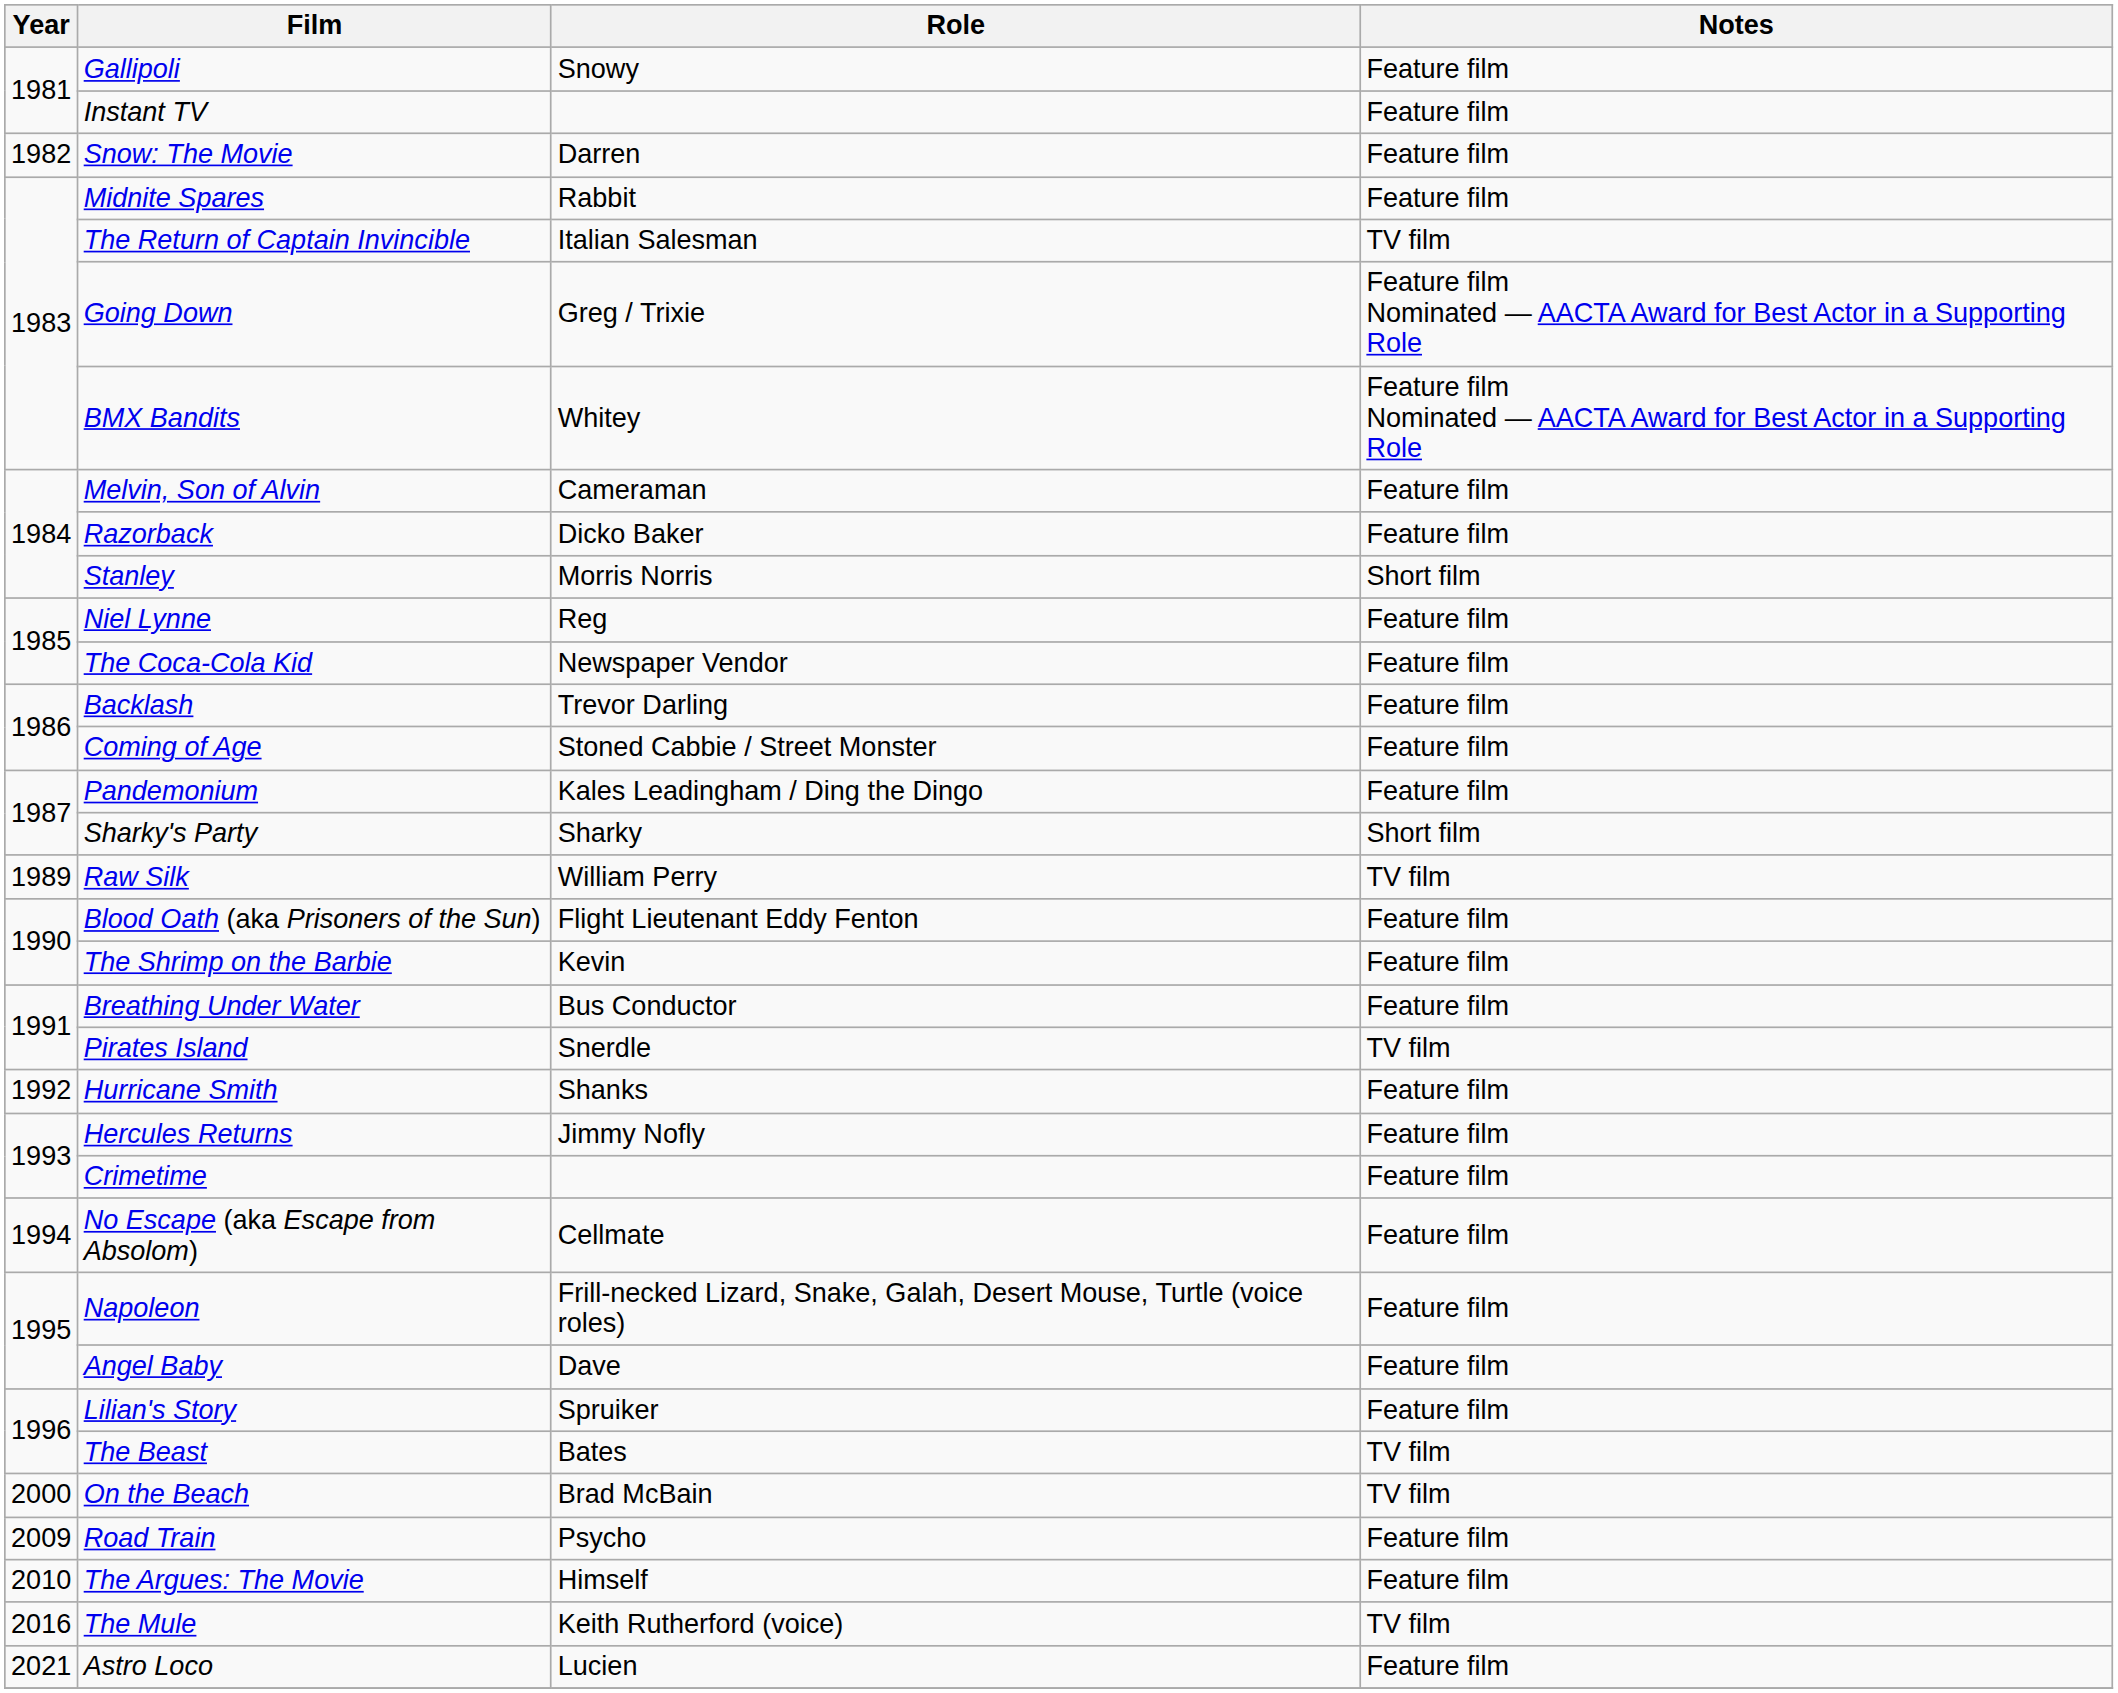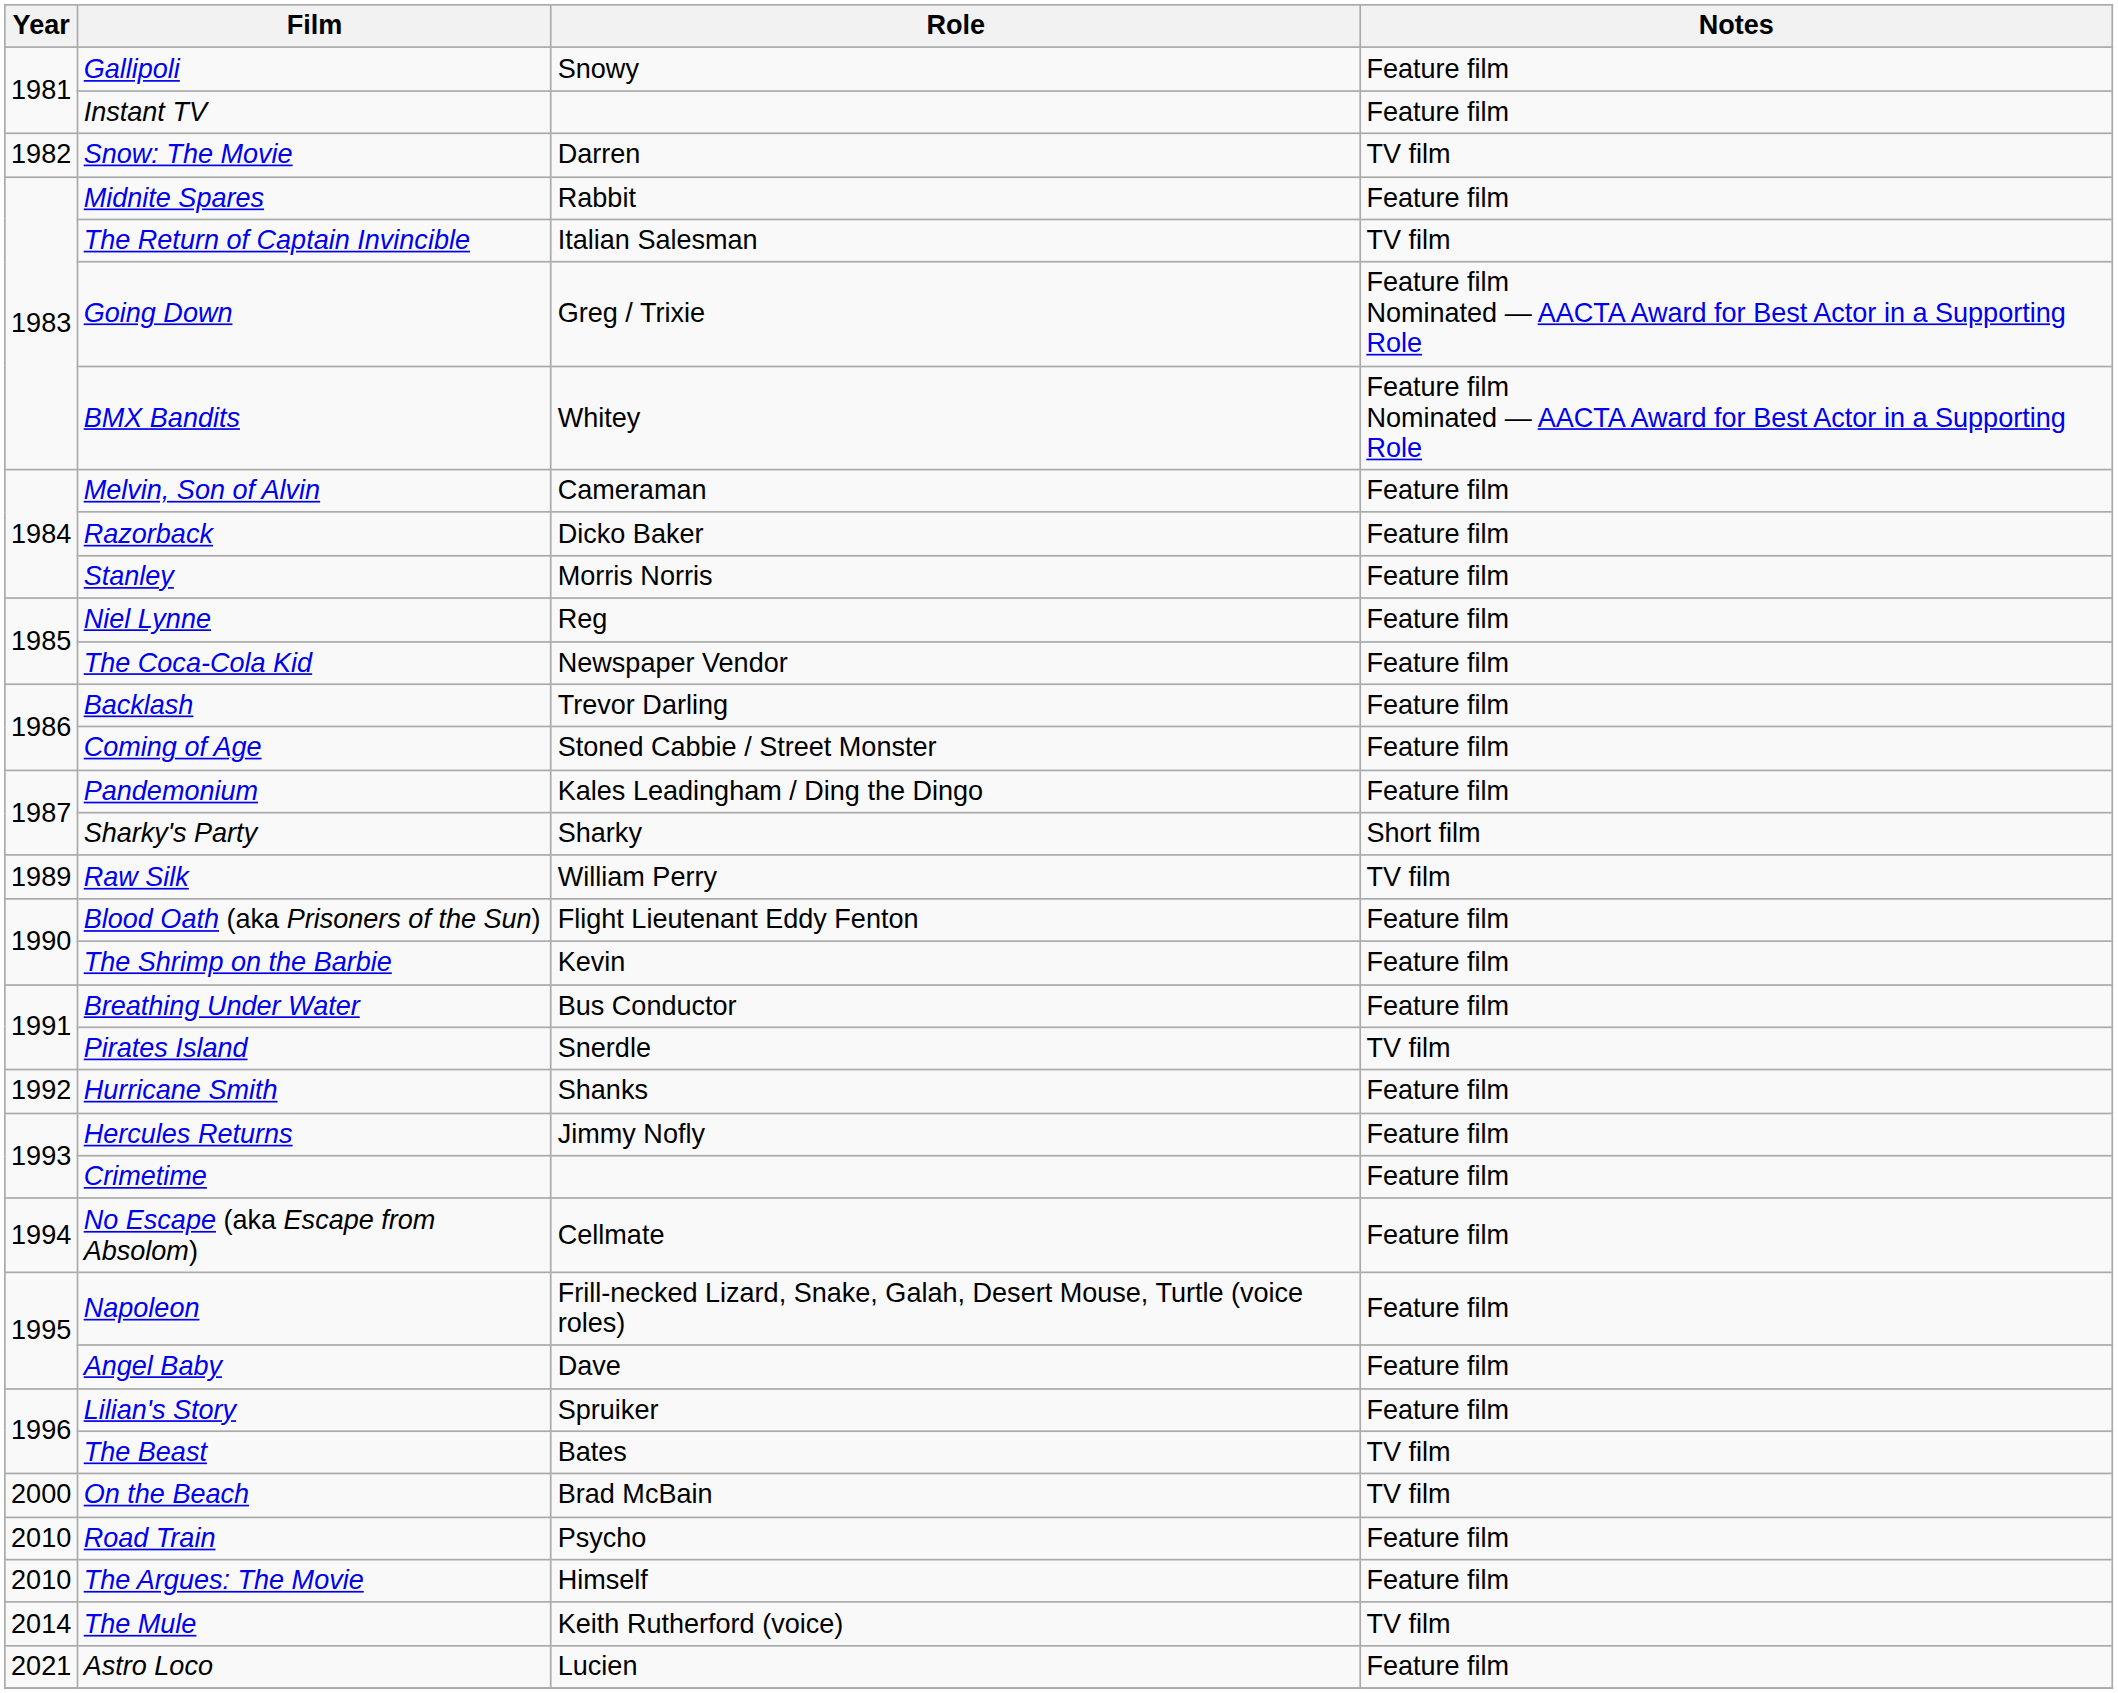(1438, 154) Feature film -> (1408, 154) TV film
(1423, 576) Short film -> (1438, 576) Feature film
(41, 1537) 2009 -> (41, 1537) 2010
(41, 1623) 2016 -> (41, 1623) 2014
